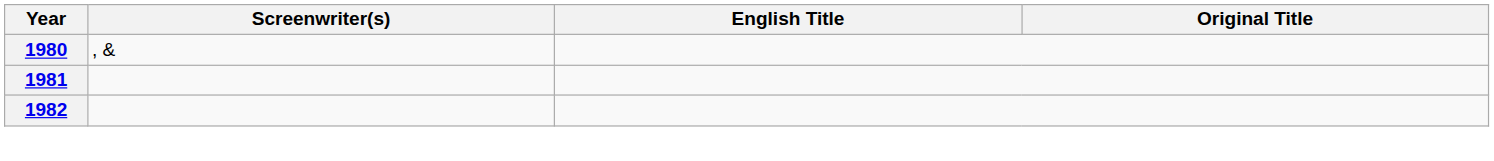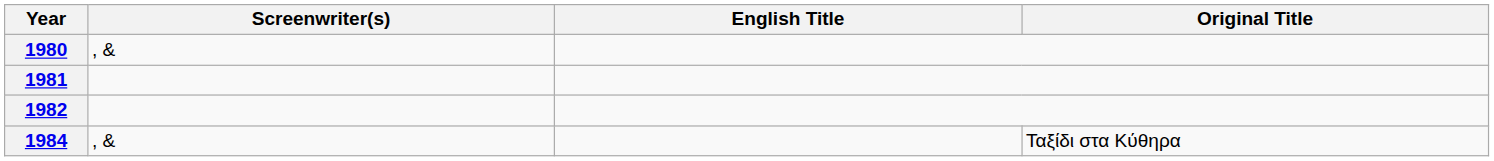+ row: (46, 140)
